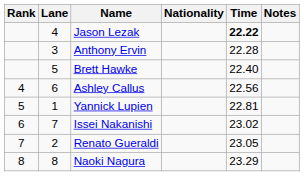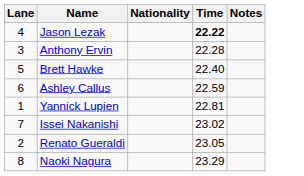- column: (21, 13)
(244, 87) 22.56 -> (210, 87) 22.59
